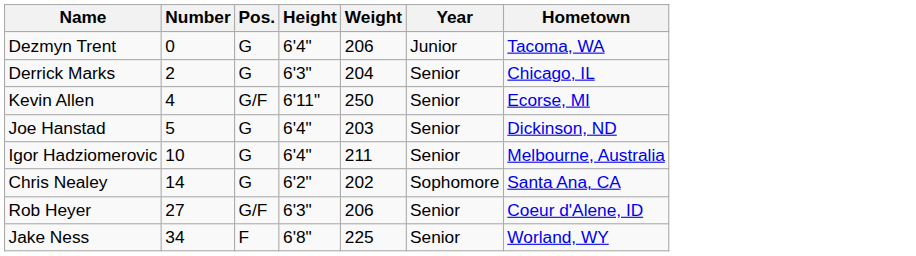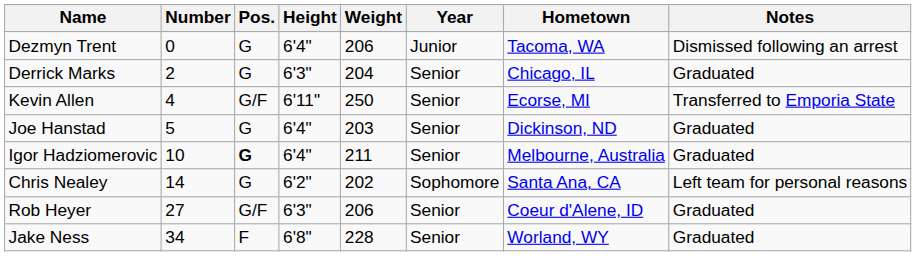+ column: (790, 18)
(245, 155) normal -> (245, 155) bold
(359, 237) 225 -> (359, 237) 228
